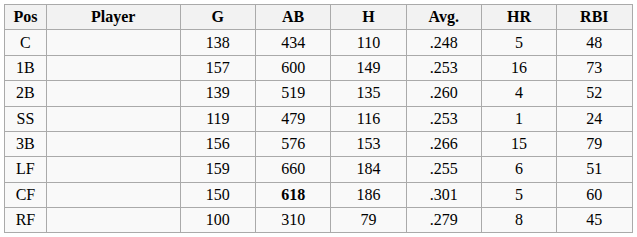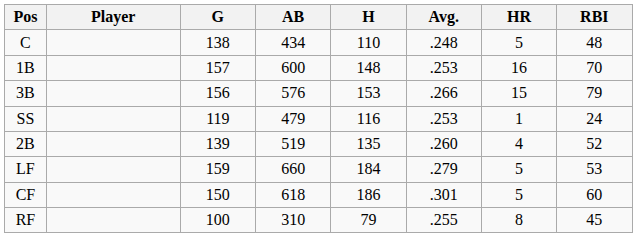(368, 67) 149 -> (368, 67) 148
(594, 67) 73 -> (594, 67) 70
rows swapped: (25, 93) <-> (25, 144)
(444, 169) .255 -> (444, 169) .279
(519, 169) 6 -> (519, 169) 5
(594, 169) 51 -> (594, 169) 53
(293, 194) bold -> (293, 194) normal
(444, 220) .279 -> (444, 220) .255
